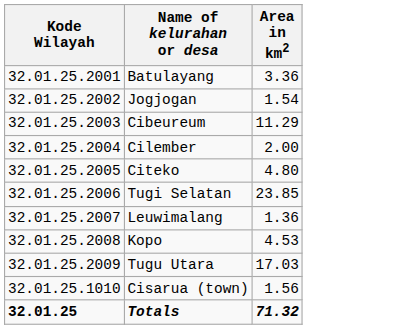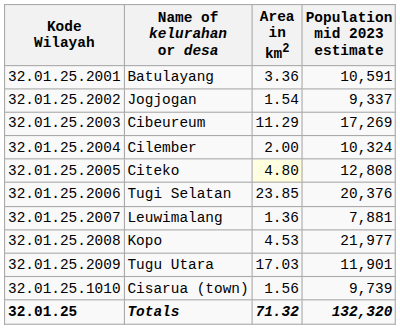+ column: (349, 35)
(282, 171) no background -> (282, 171) lightyellow background
